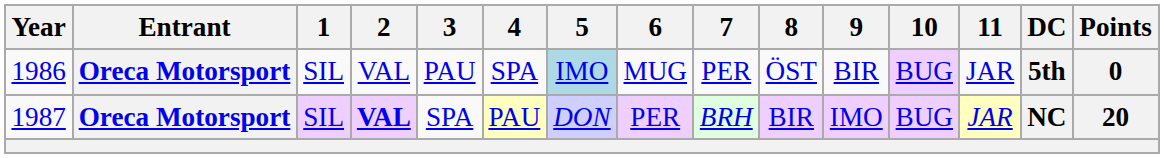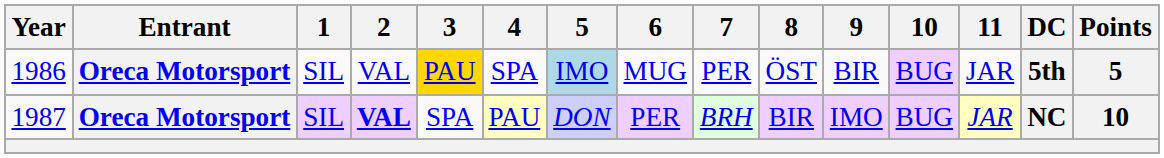(450, 71) no background -> (450, 71) gold background
(1116, 71) 0 -> (1116, 71) 5
(1116, 116) 20 -> (1116, 116) 10
